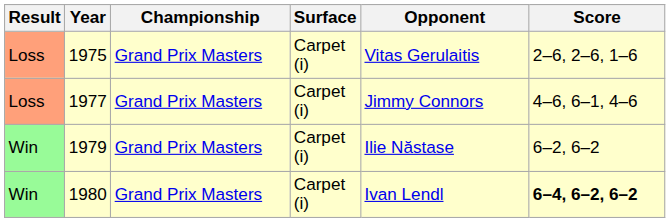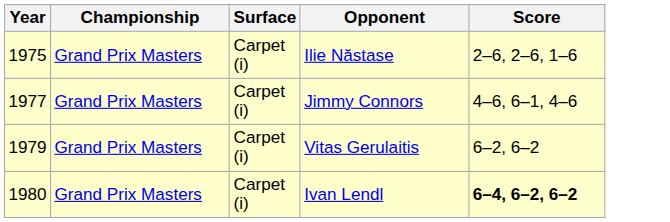- column: (35, 18)
(422, 54) Vitas Gerulaitis -> (349, 54) Ilie Năstase
(409, 147) Ilie Năstase -> (362, 147) Vitas Gerulaitis
